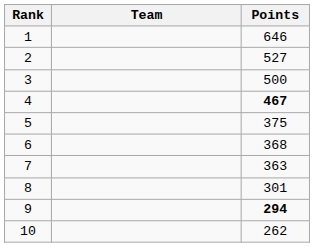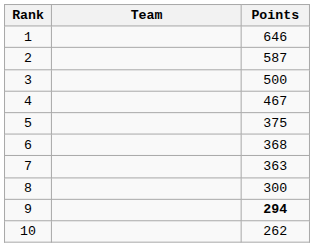(275, 59) 527 -> (275, 59) 587
(275, 102) bold -> (275, 102) normal
(275, 188) 301 -> (275, 188) 300
